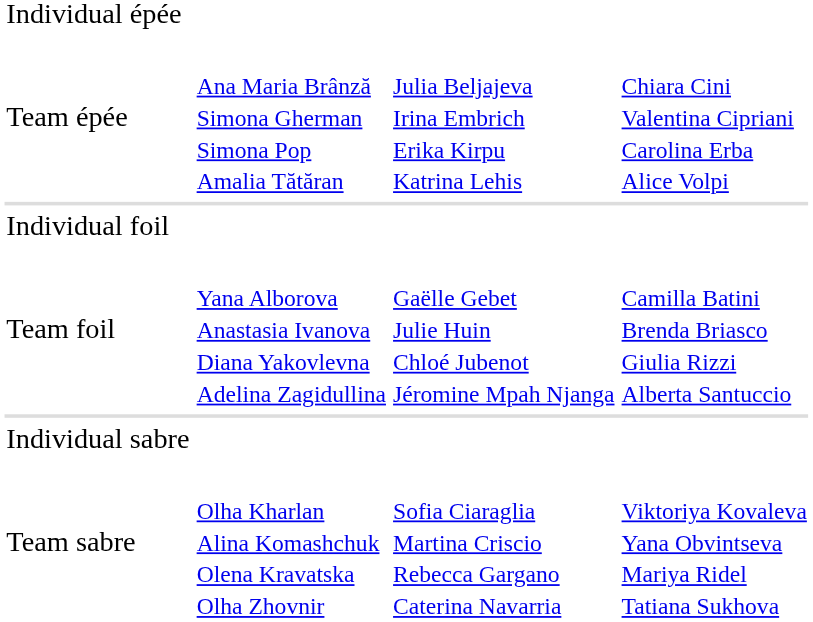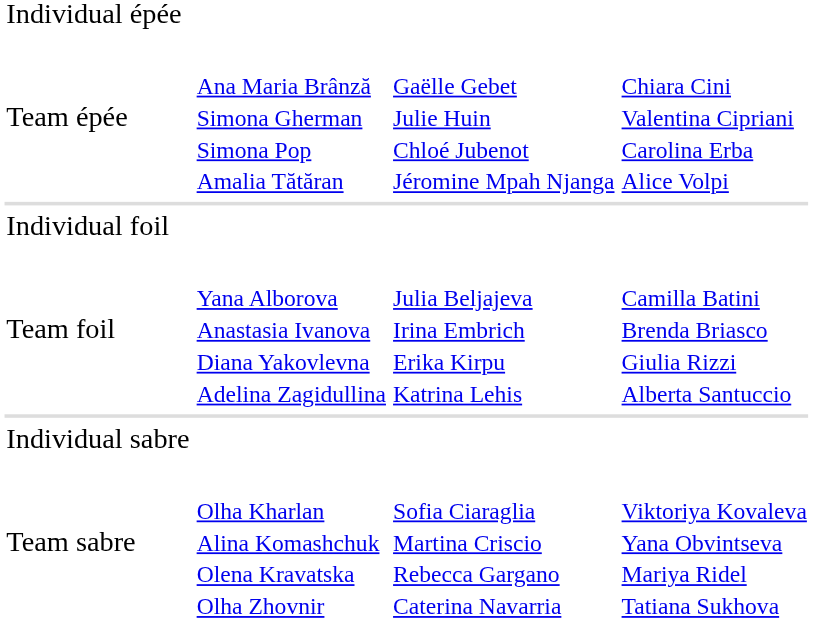(463, 134) Julia Beljajeva Irina Embrich Erika Kirpu Katrina Lehis -> (504, 134) Gaëlle Gebet Julie Huin Chloé Jubenot Jéromine Mpah Njanga
(504, 346) Gaëlle Gebet Julie Huin Chloé Jubenot Jéromine Mpah Njanga -> (463, 346) Julia Beljajeva Irina Embrich Erika Kirpu Katrina Lehis
